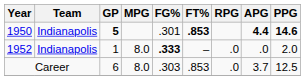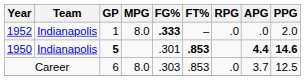rows swapped: (19, 31) <-> (19, 49)
